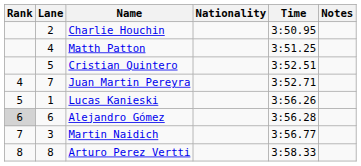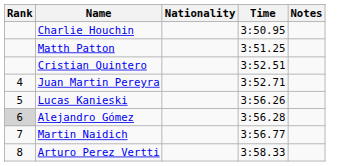- column: (51, 13)
